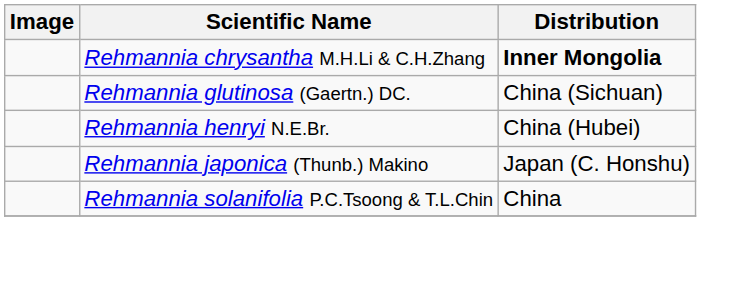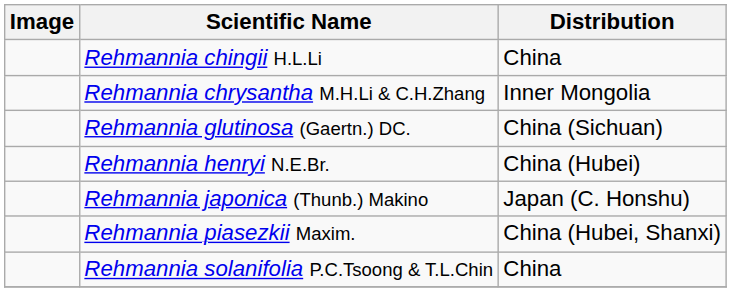+ row: (203, 57)
(582, 57) bold -> (577, 92) normal
+ row: (220, 233)
